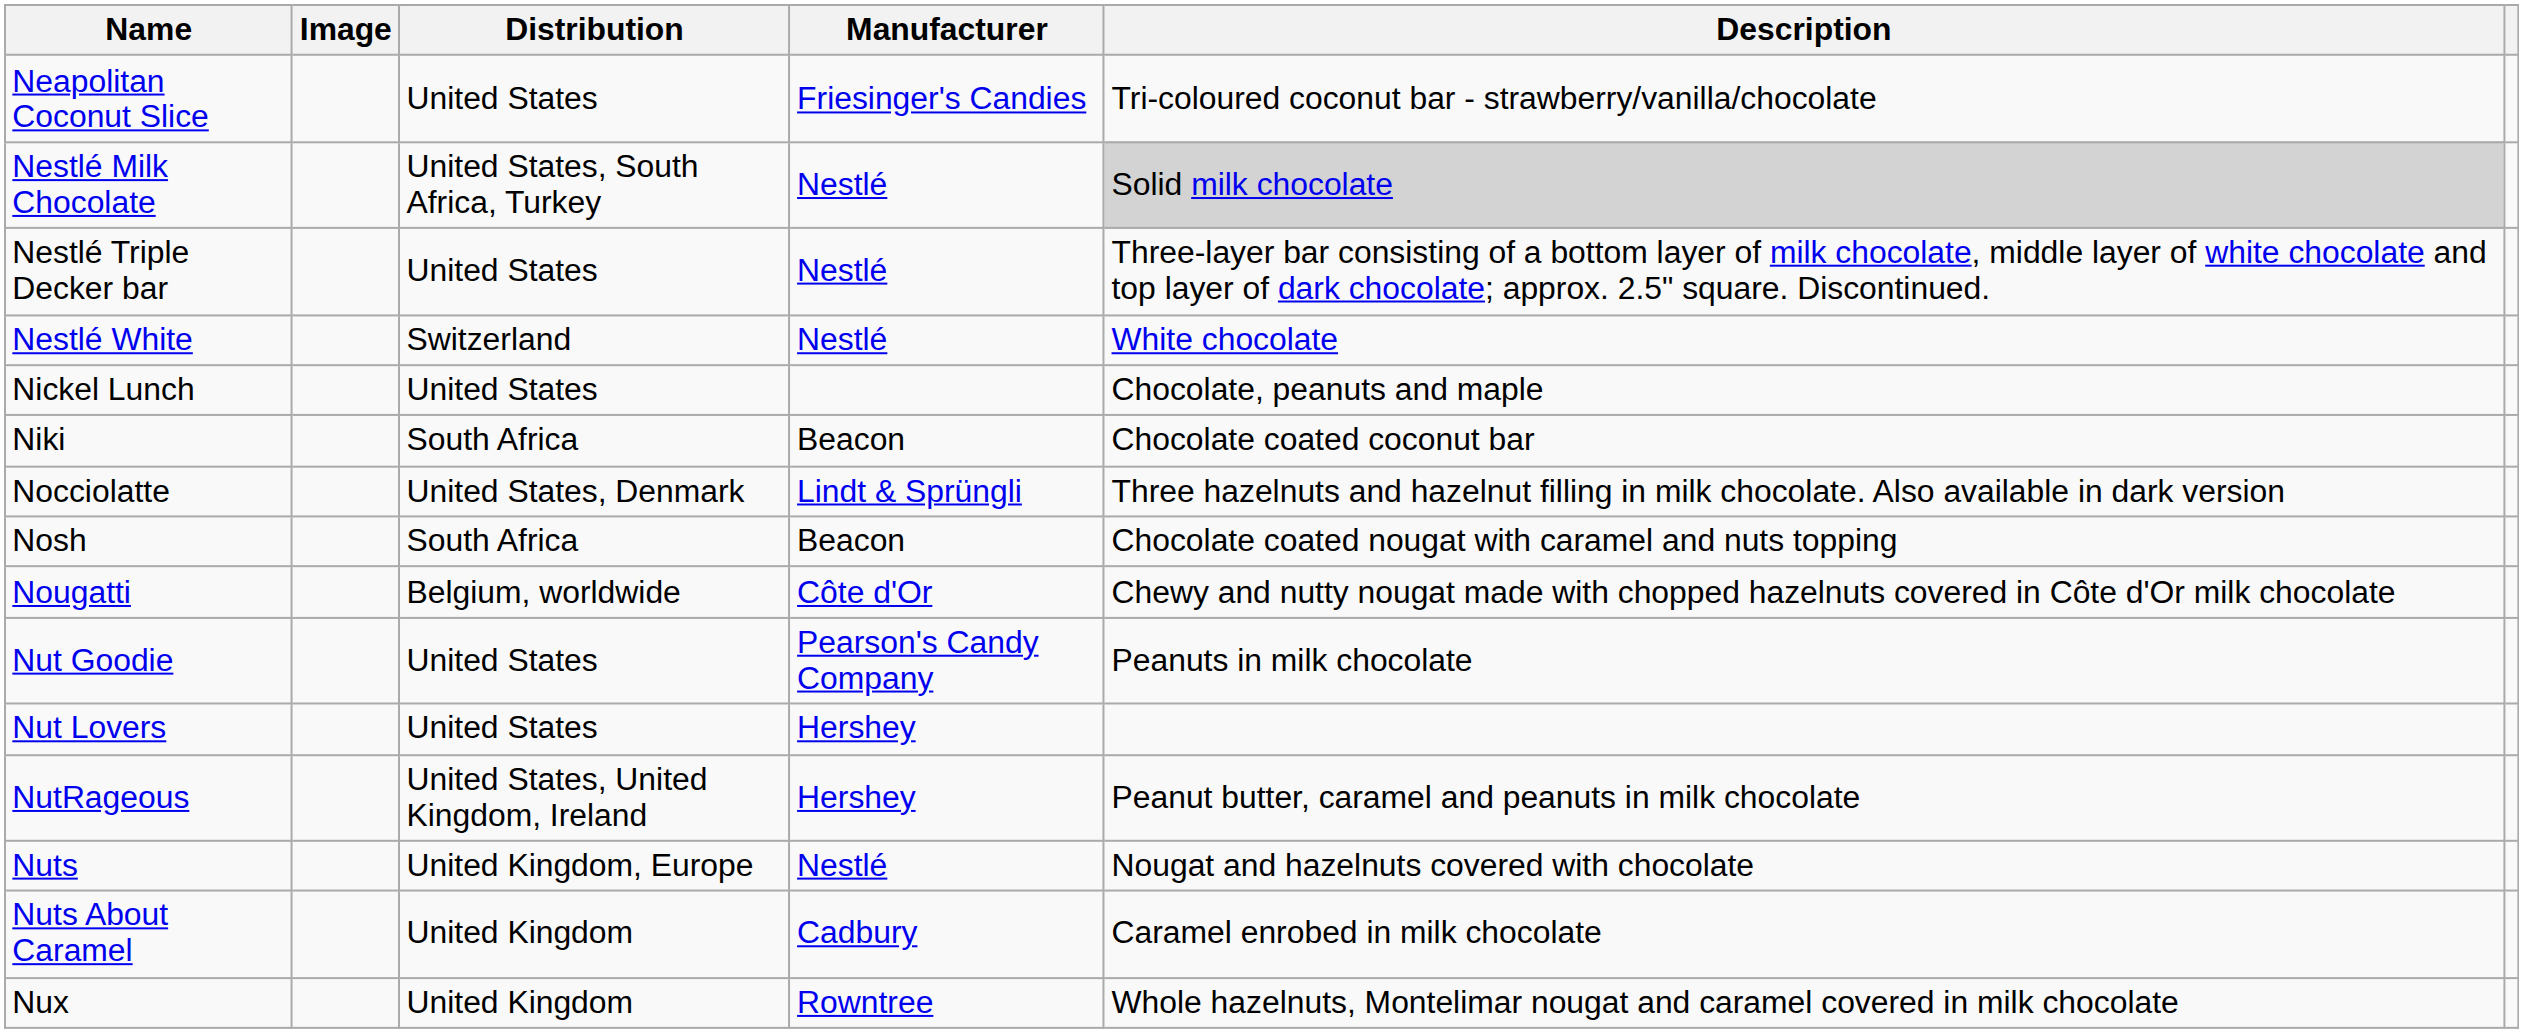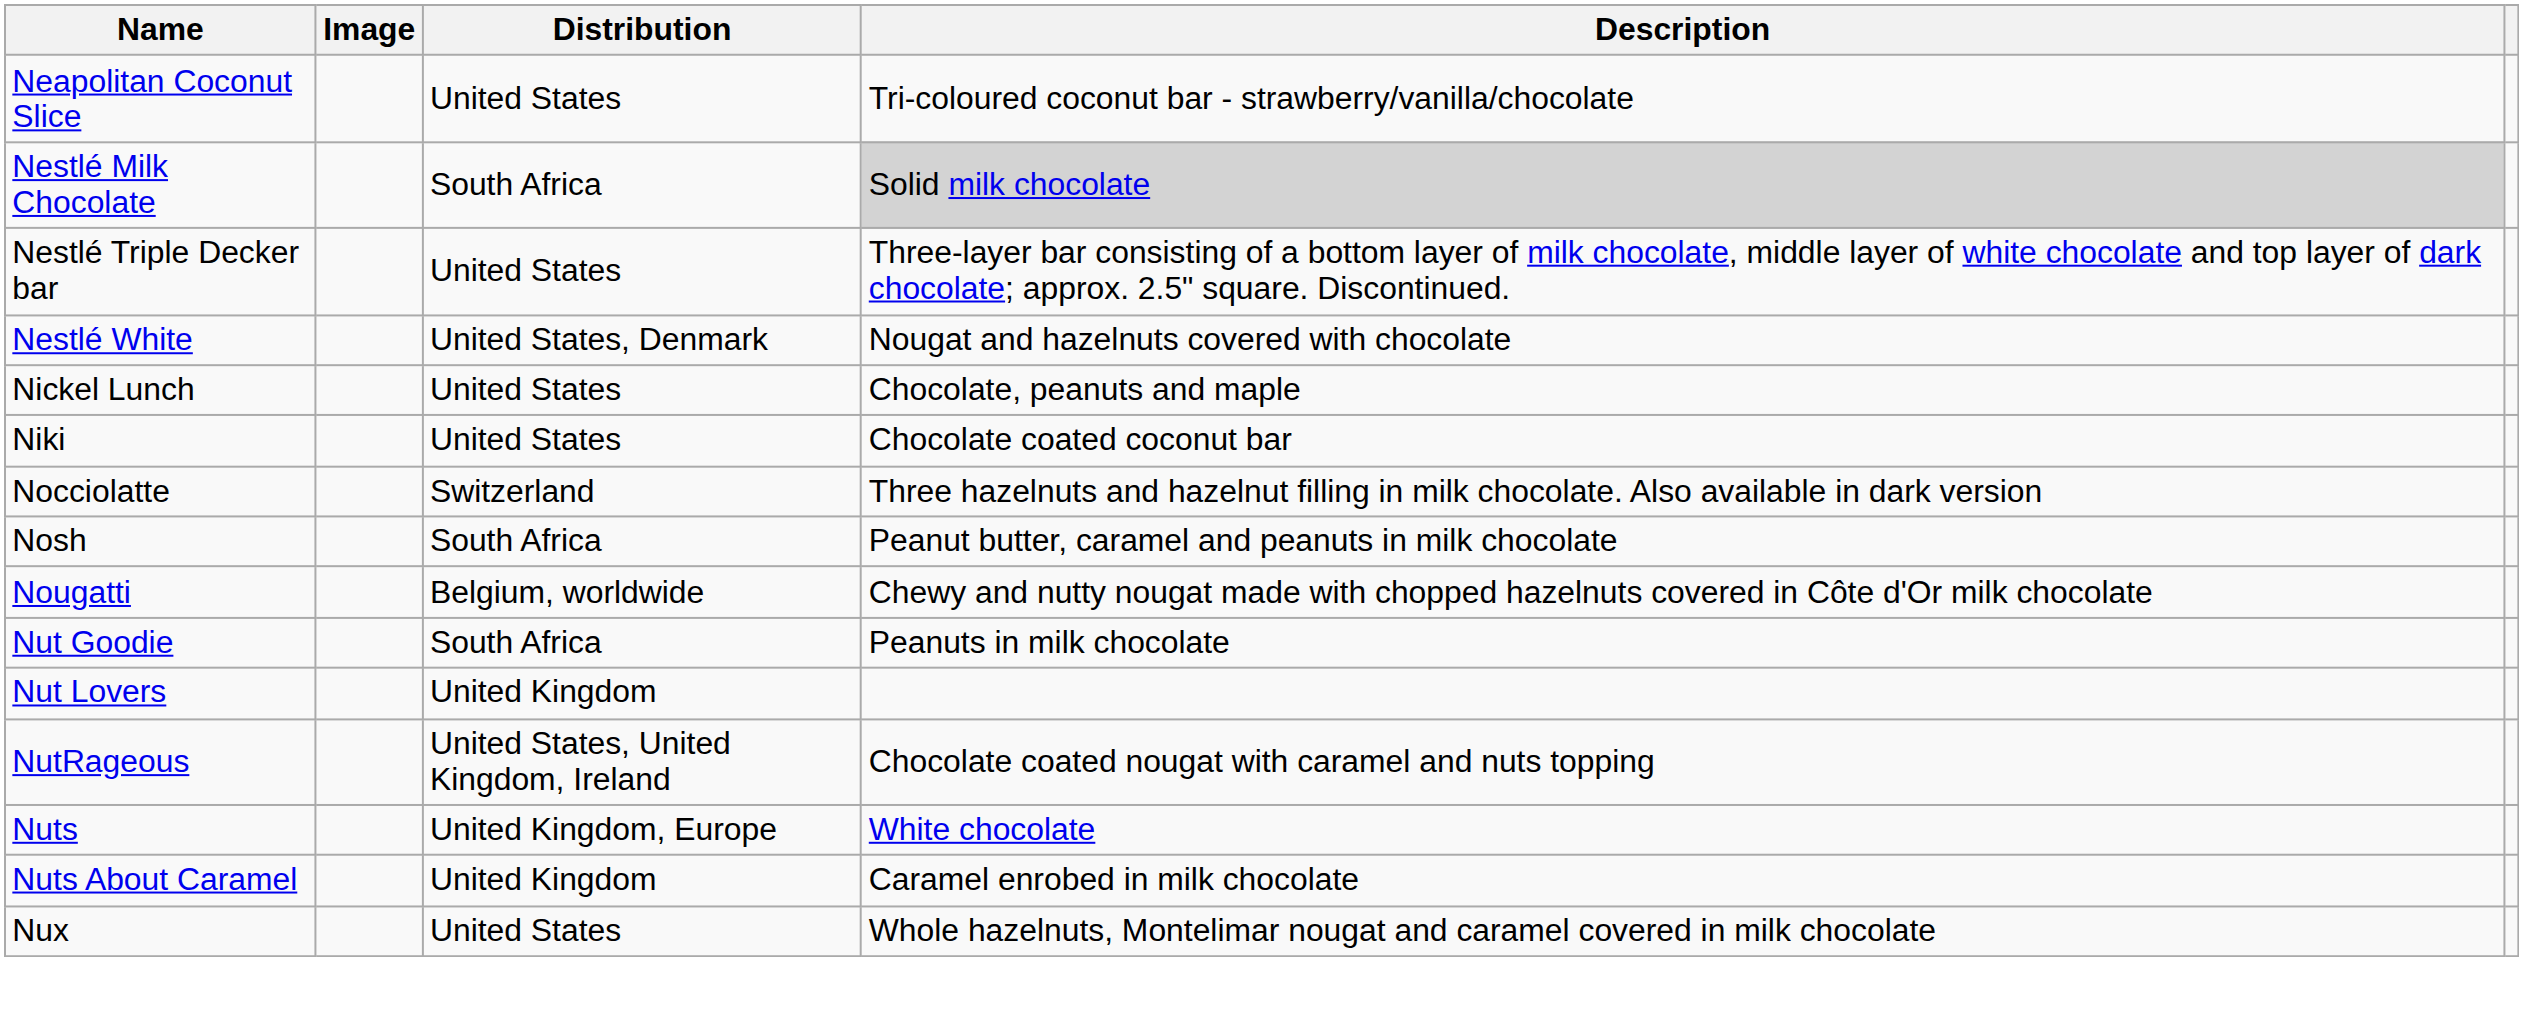- column: (947, 29)
(553, 184) United States, South Africa, Turkey -> (516, 184) South Africa
(489, 339) Switzerland -> (599, 339) United States, Denmark
(1225, 339) White chocolate -> (1190, 339) Nougat and hazelnuts covered with chocolate
(492, 440) South Africa -> (526, 440) United States
(576, 490) United States, Denmark -> (512, 490) Switzerland
(1504, 541) Chocolate coated nougat with caramel and nuts topping -> (1243, 541) Peanut butter, caramel and peanuts in milk chocolate
(502, 660) United States -> (516, 642) South Africa
(502, 728) United States -> (543, 692) United Kingdom
(1486, 796) Peanut butter, caramel and peanuts in milk chocolate -> (1262, 761) Chocolate coated nougat with caramel and nuts topping
(1433, 865) Nougat and hazelnuts covered with chocolate -> (982, 829) White chocolate
(520, 1002) United Kingdom -> (526, 930) United States
